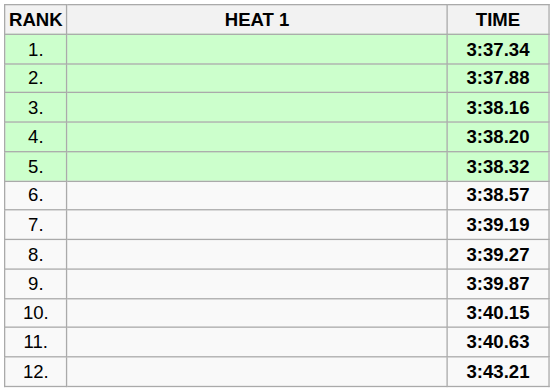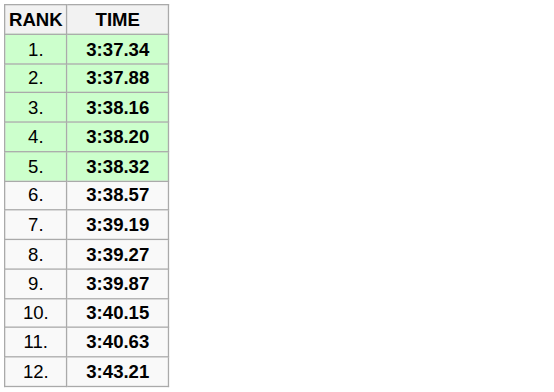- column: (257, 20)
